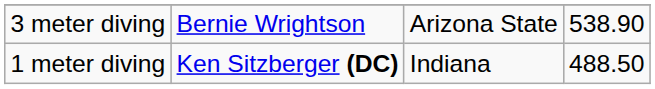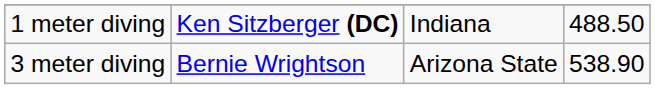rows swapped: (88, 63) <-> (88, 24)
